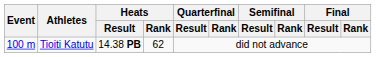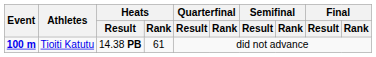(21, 45) normal -> (21, 45) bold
(158, 45) 62 -> (159, 45) 61
